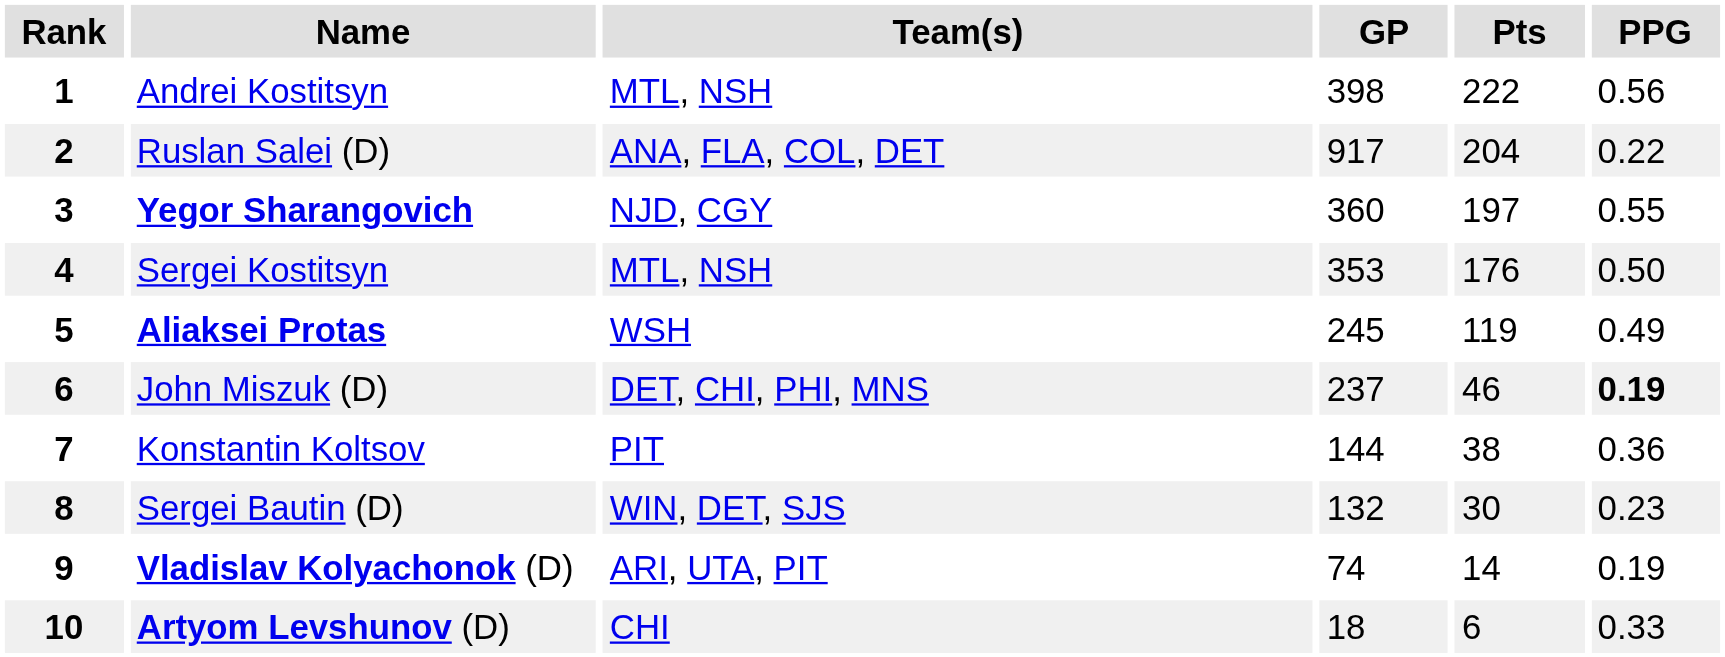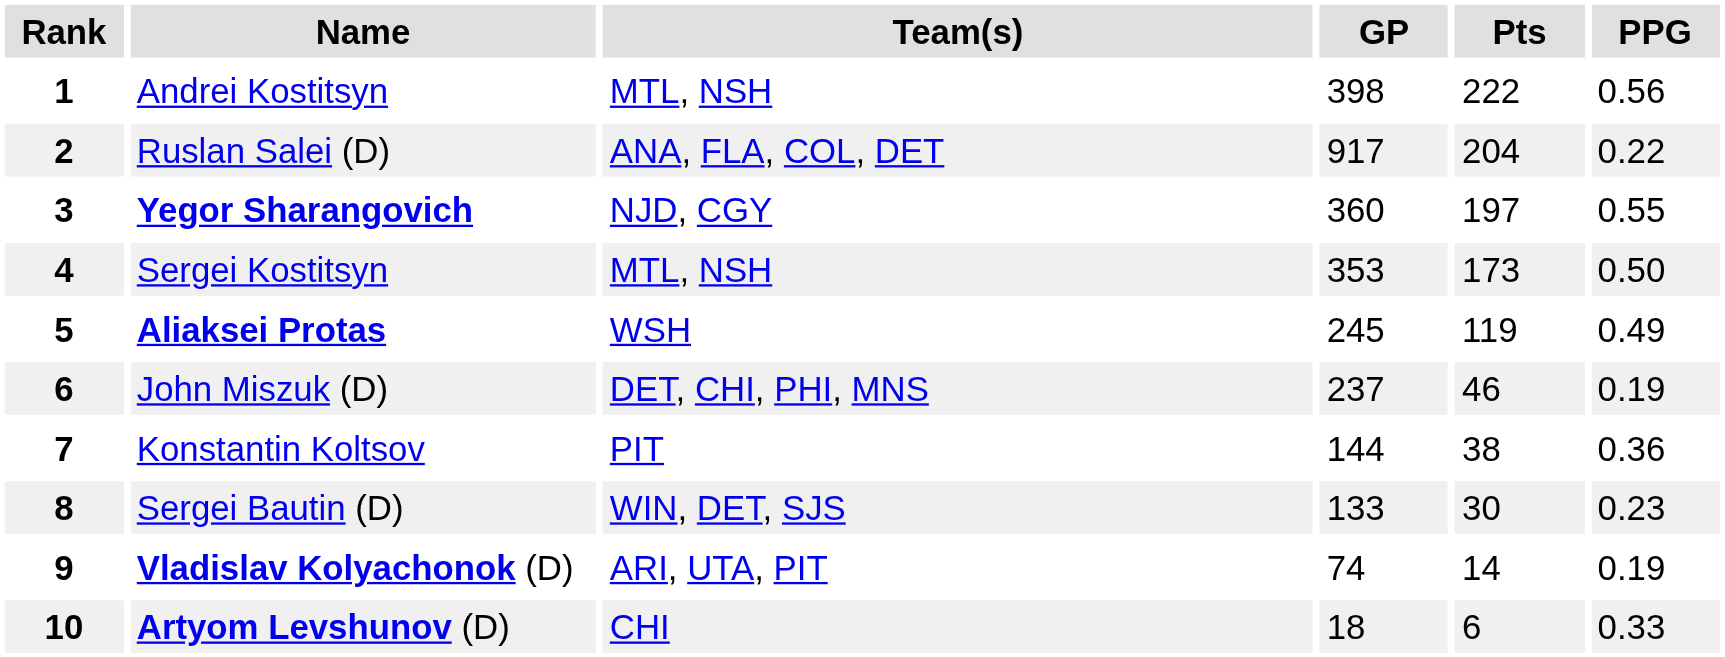(1491, 269) 176 -> (1491, 269) 173
(1631, 388) bold -> (1631, 388) normal
(1356, 508) 132 -> (1356, 508) 133
